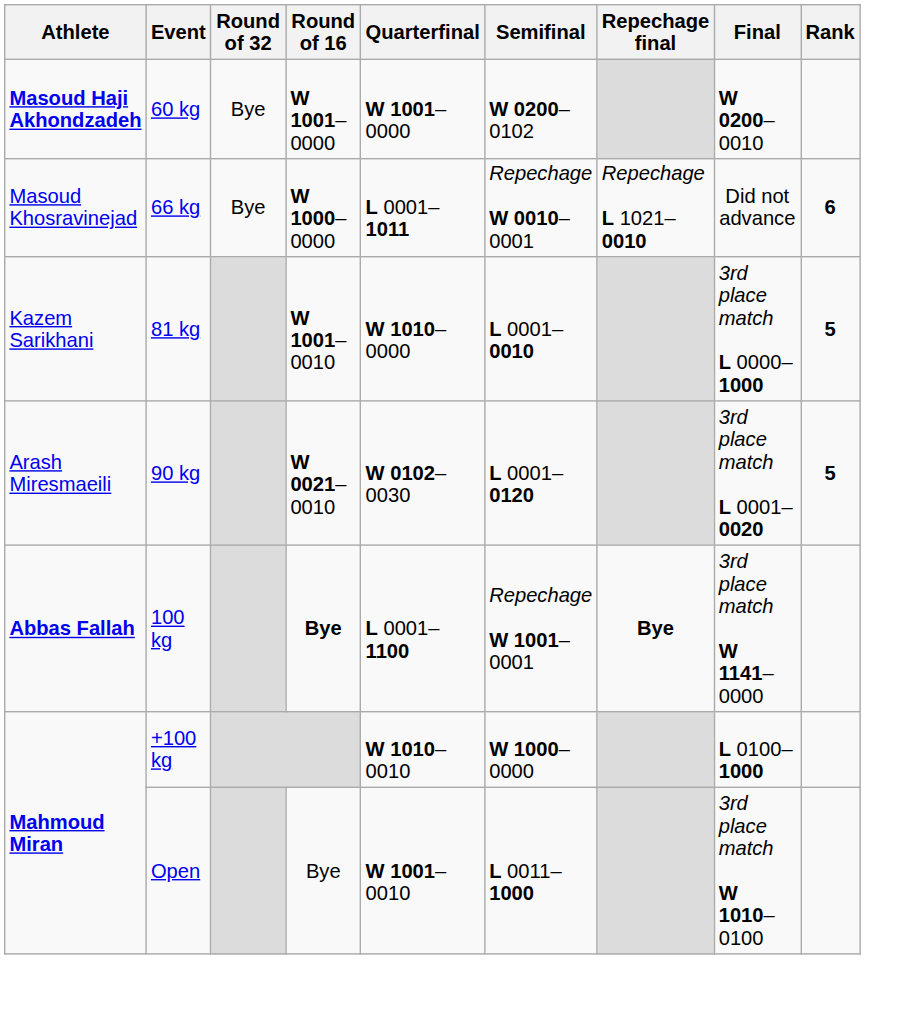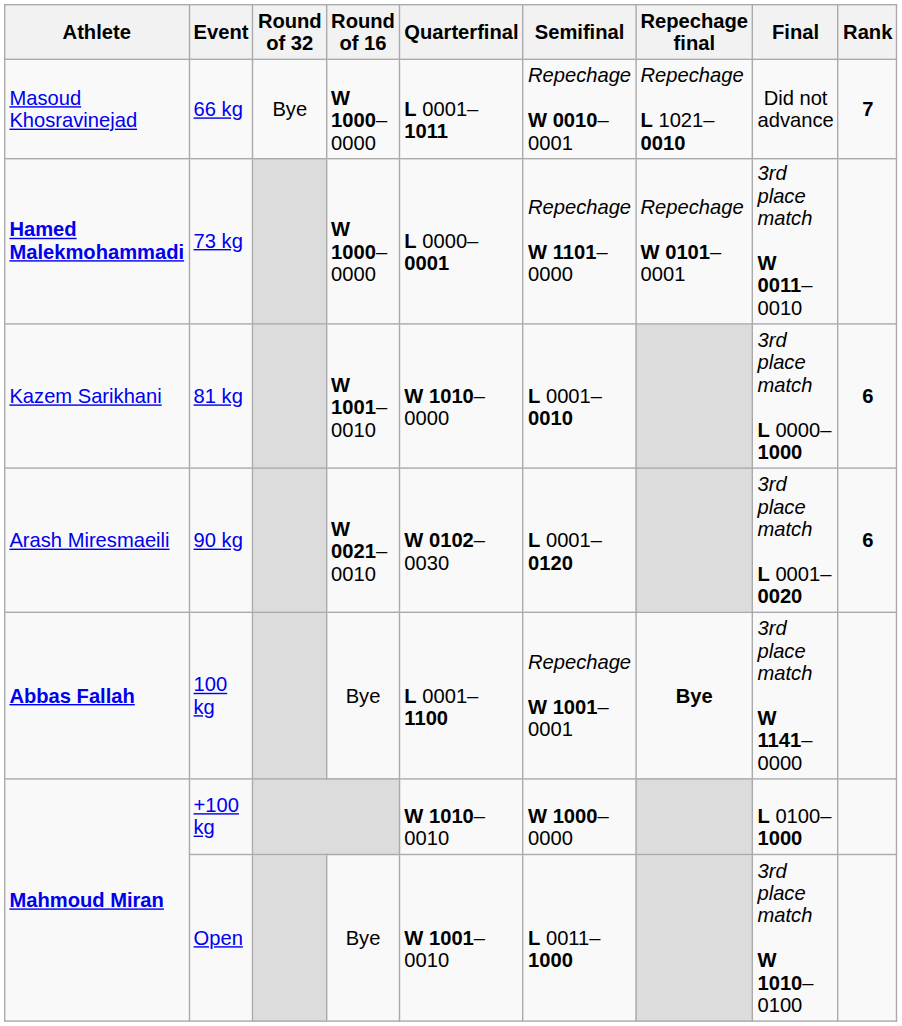- row: (176, 109)
(830, 208) 6 -> (868, 109) 7
+ row: (218, 242)
(830, 329) 5 -> (868, 397) 6
(830, 473) 5 -> (868, 540) 6
(323, 628) bold -> (363, 695) normal
